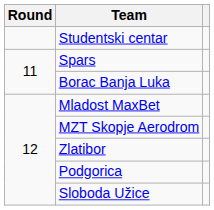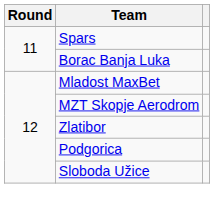- row: (113, 37)
